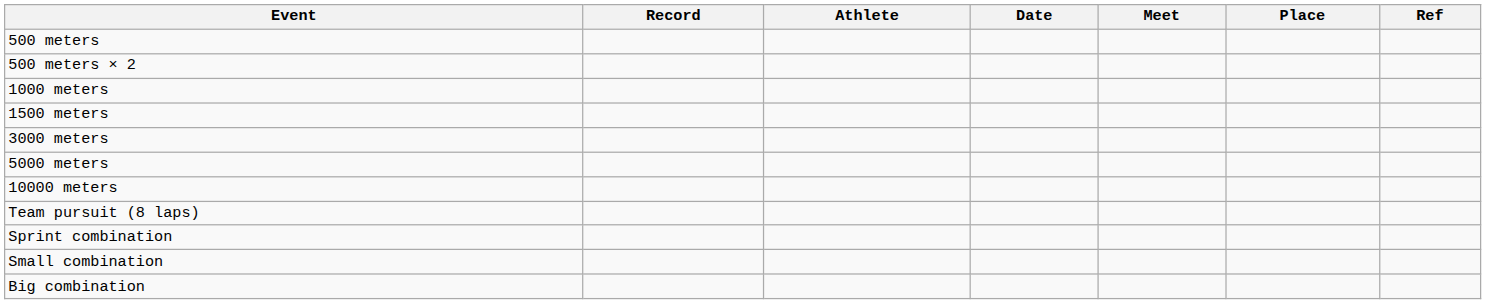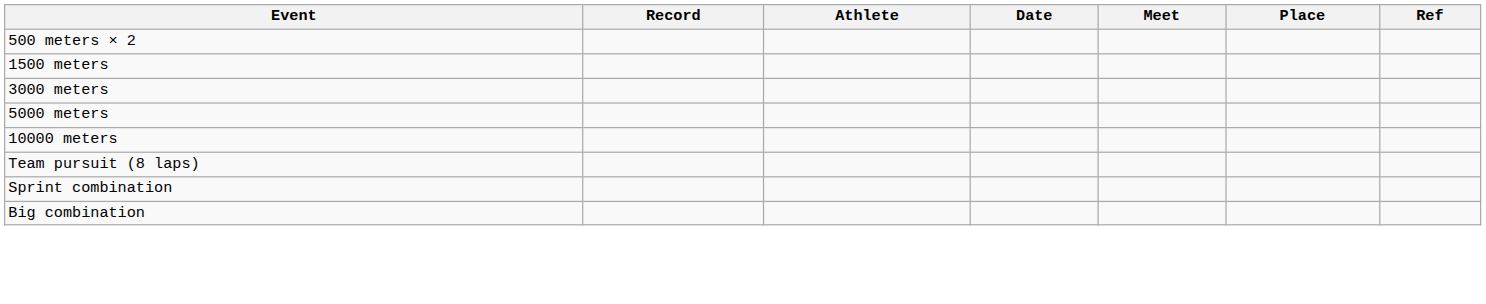- row: (54, 42)
- row: (58, 91)
- row: (86, 262)
